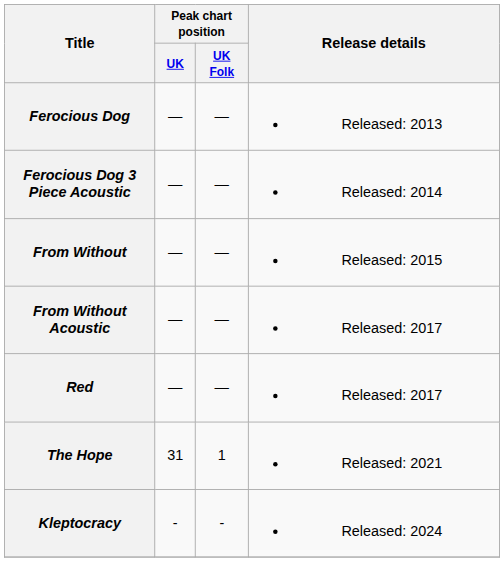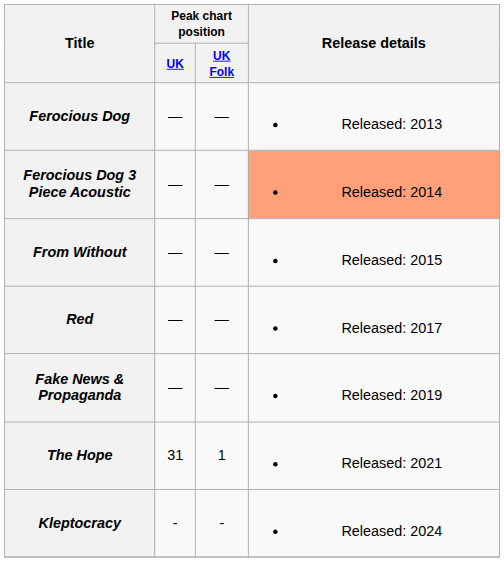(374, 192) no background -> (374, 192) lightsalmon background
- row: (80, 320)
+ row: (80, 387)
